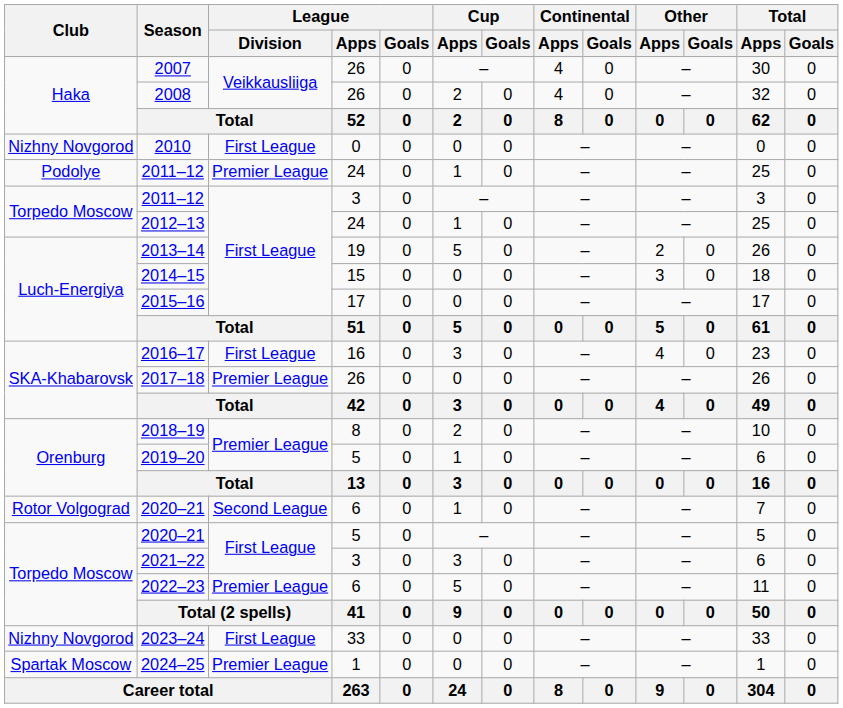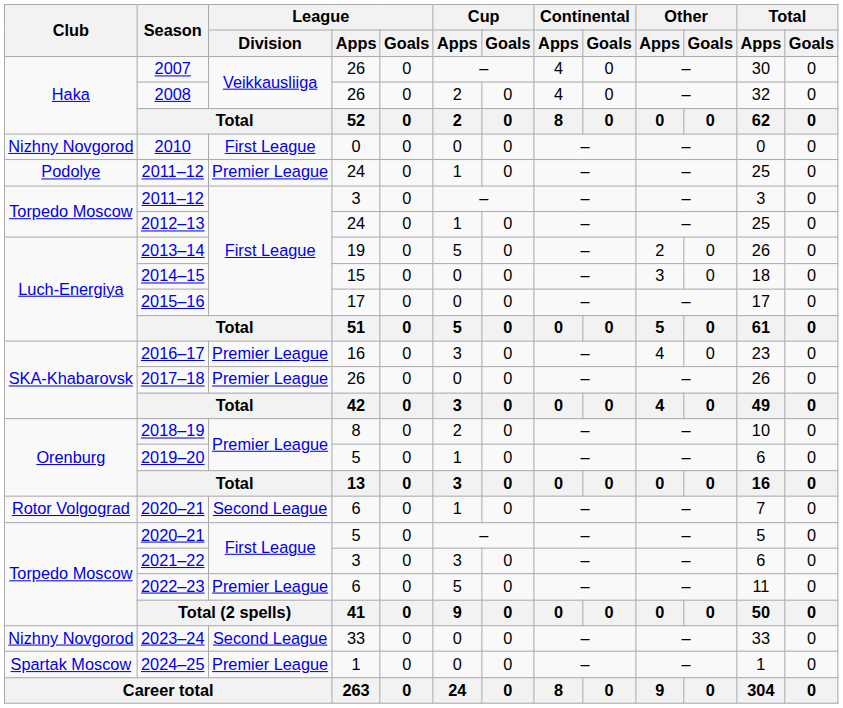(270, 353) First League -> (270, 353) Premier League
(270, 638) First League -> (270, 638) Second League
